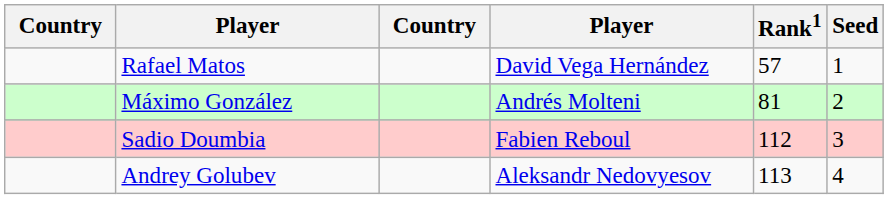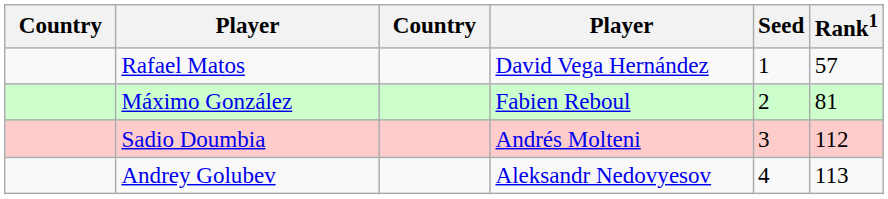columns swapped: (790, 25) <-> (855, 25)
(568, 102) Andrés Molteni -> (563, 102) Fabien Reboul
(563, 138) Fabien Reboul -> (568, 138) Andrés Molteni
